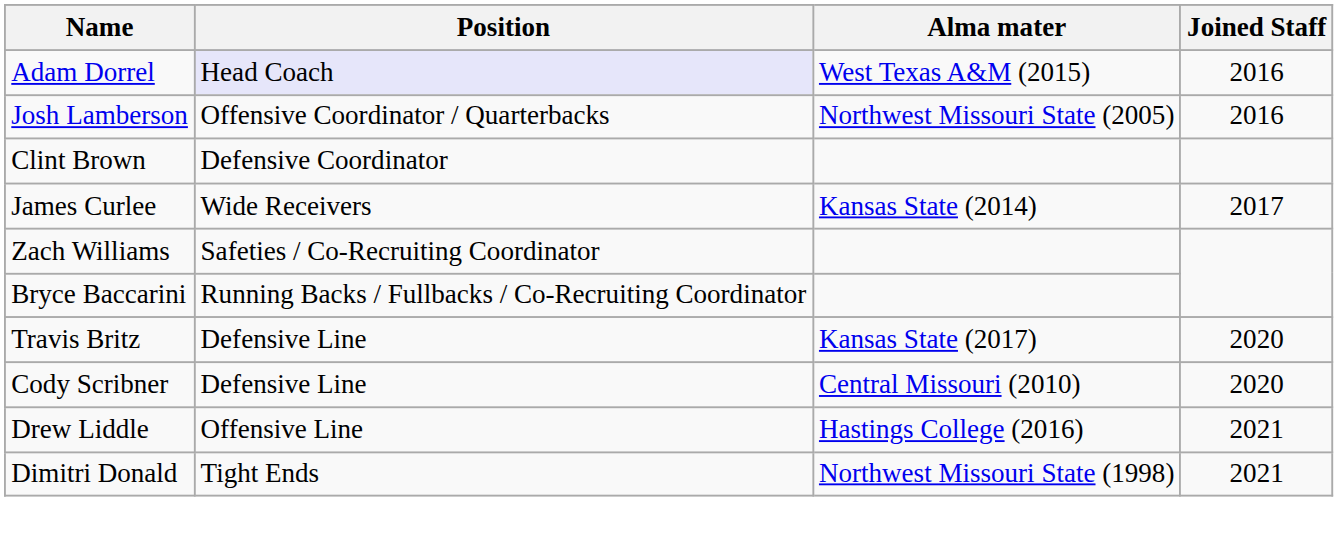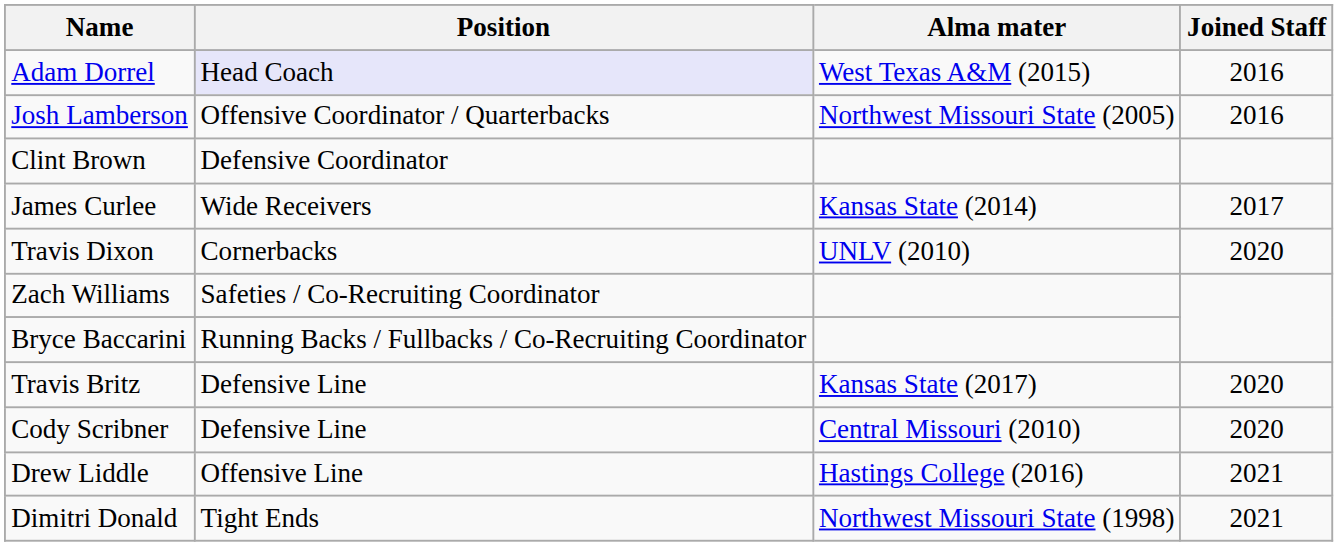+ row: (83, 250)
